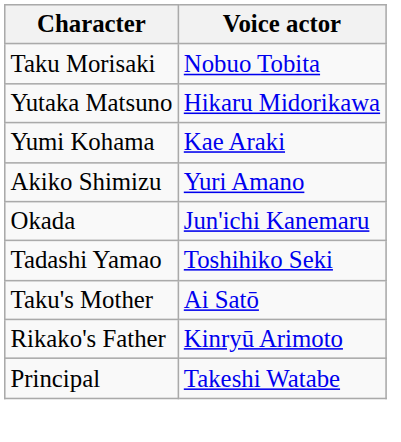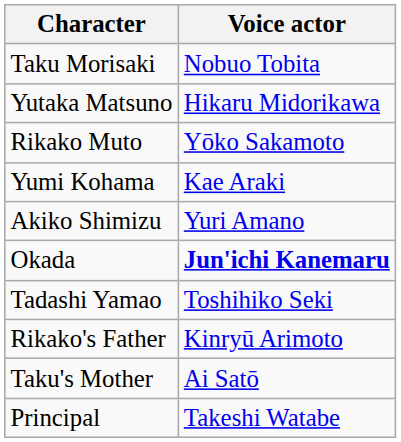+ row: (76, 142)
(277, 220) normal -> (287, 260) bold
rows swapped: (82, 299) <-> (88, 338)
